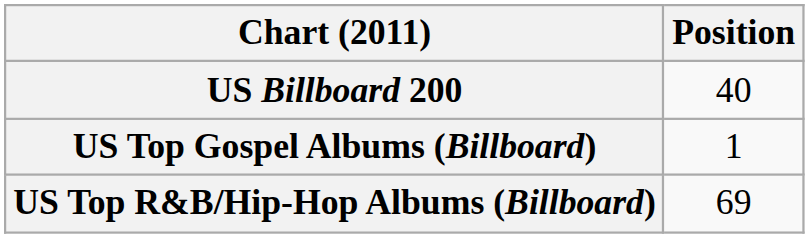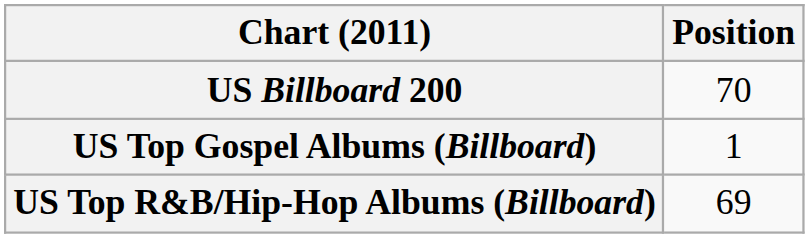(734, 89) 40 -> (734, 89) 70
